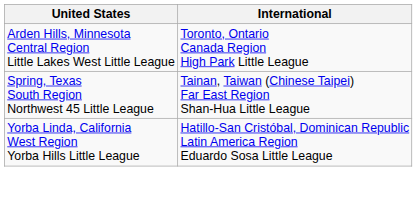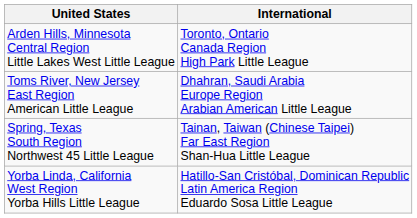+ row: (73, 94)
